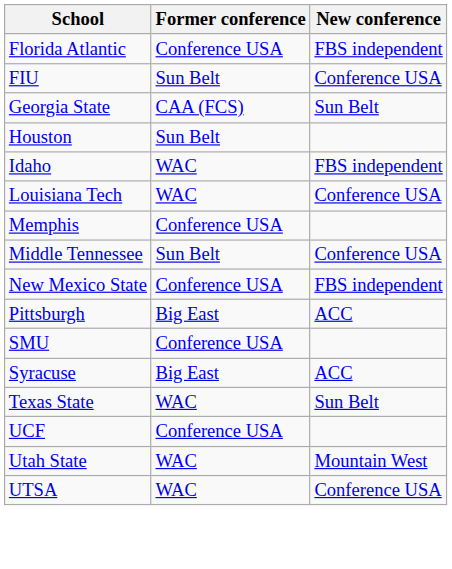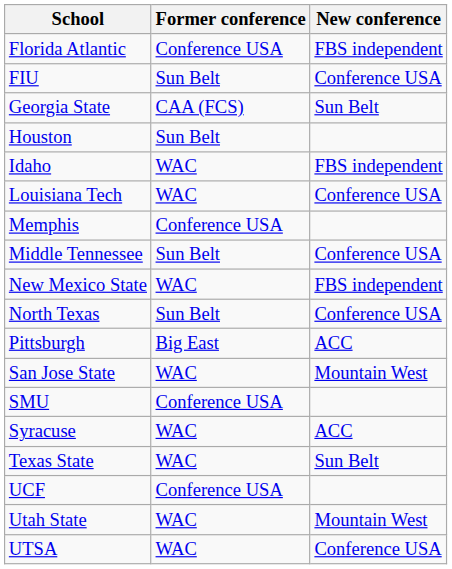(219, 284) Conference USA -> (176, 284) WAC
+ row: (54, 313)
+ row: (62, 372)
(187, 372) Big East -> (176, 431) WAC
